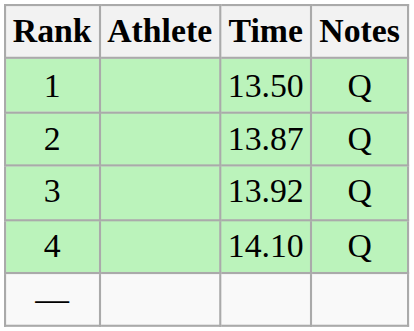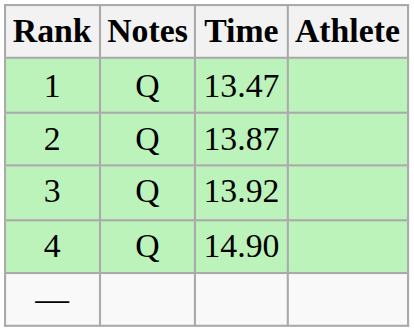columns swapped: (160, 31) <-> (360, 31)
(266, 84) 13.50 -> (241, 84) 13.47
(266, 245) 14.10 -> (241, 245) 14.90
